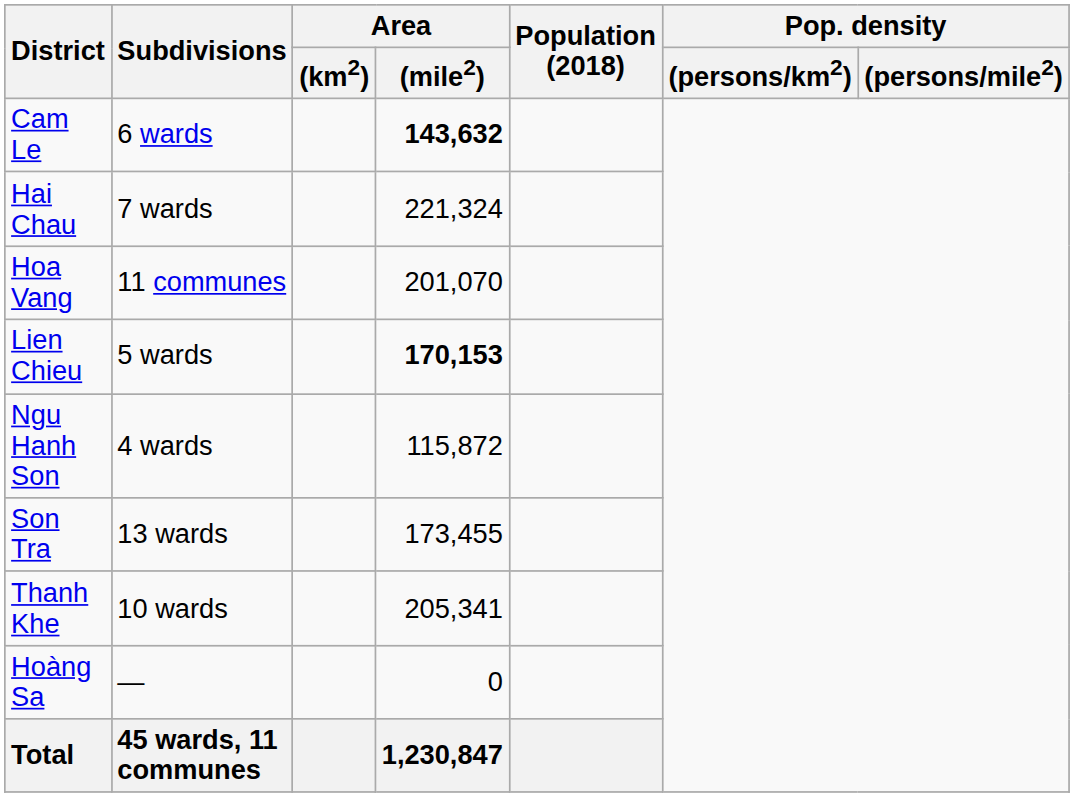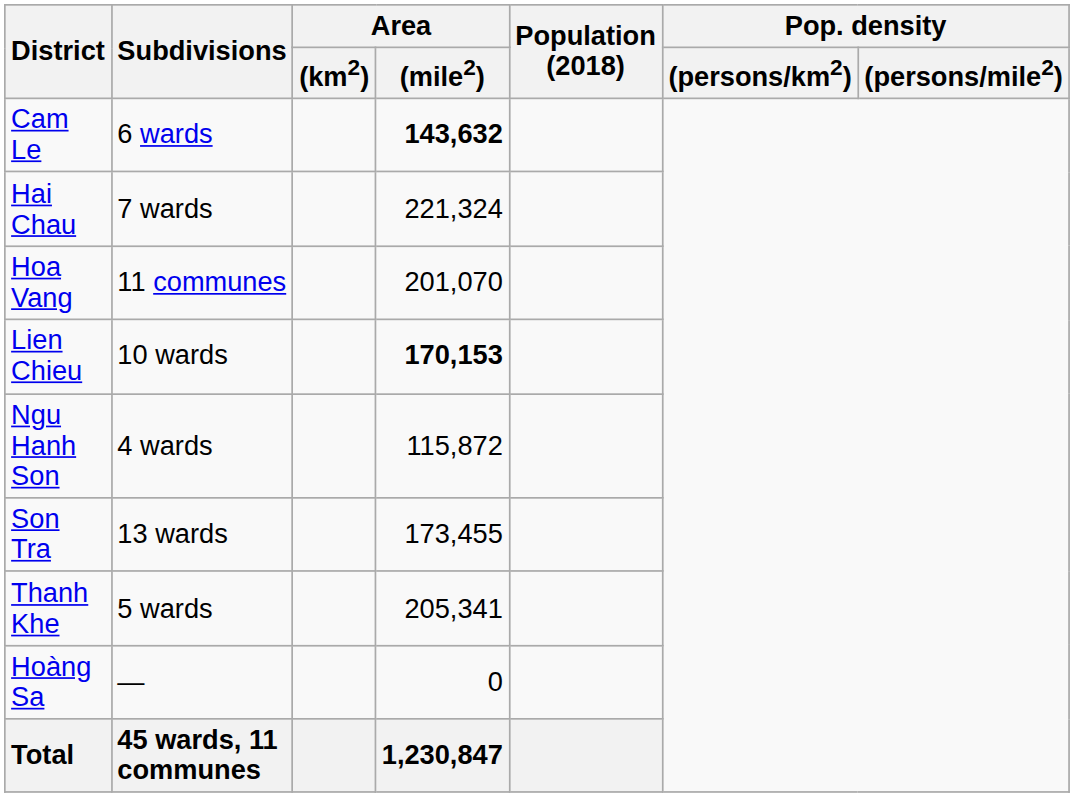(165, 356) 5 wards -> (173, 356) 10 wards
(173, 608) 10 wards -> (165, 608) 5 wards
